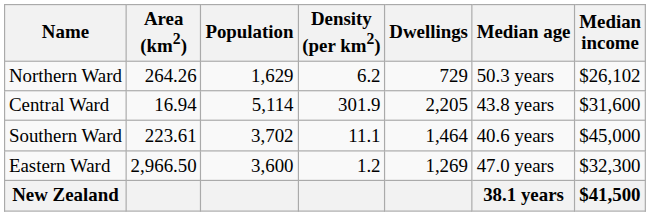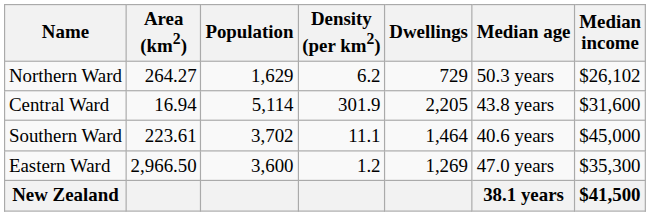(171, 75) 264.26 -> (171, 75) 264.27
(610, 165) $32,300 -> (610, 165) $35,300
